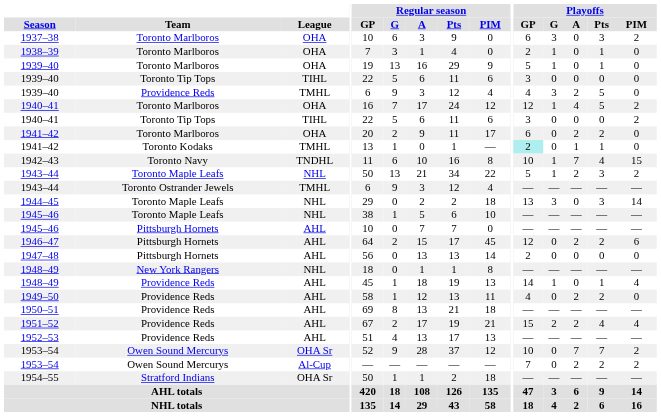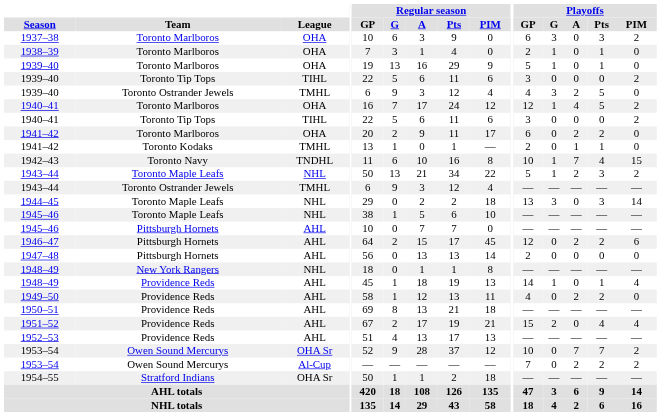(636, 78) 0 -> (636, 78) 2
(178, 92) Providence Reds -> (178, 92) Toronto Ostrander Jewels
(528, 146) paleturquoise background -> (528, 146) no background
(576, 323) 2 -> (576, 323) 0
